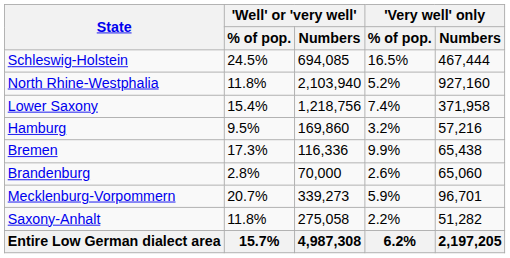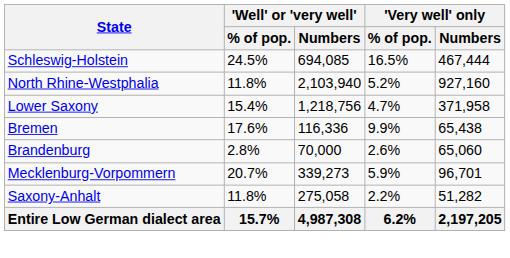(384, 106) 7.4% -> (384, 106) 4.7%
- row: (37, 128)
(247, 151) 17.3% -> (247, 128) 17.6%
